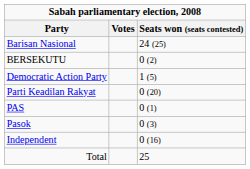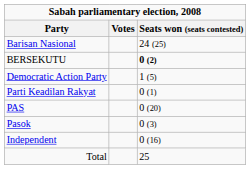(148, 60) normal -> (148, 60) bold
(150, 92) 0 (20) -> (148, 92) 0 (1)
(148, 108) 0 (1) -> (150, 108) 0 (20)
